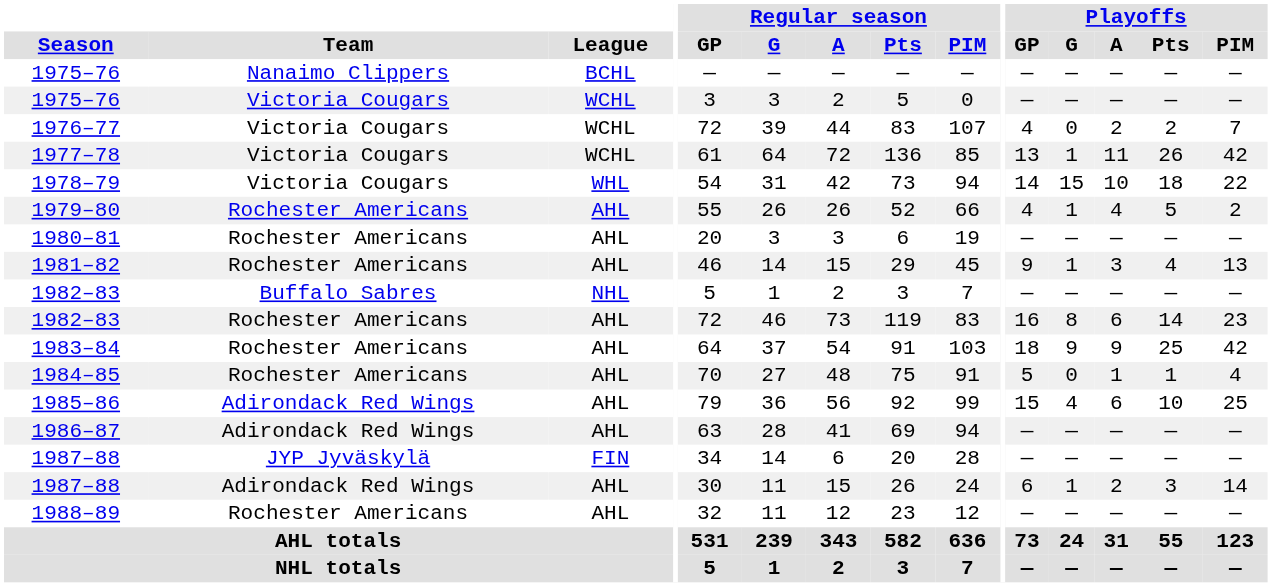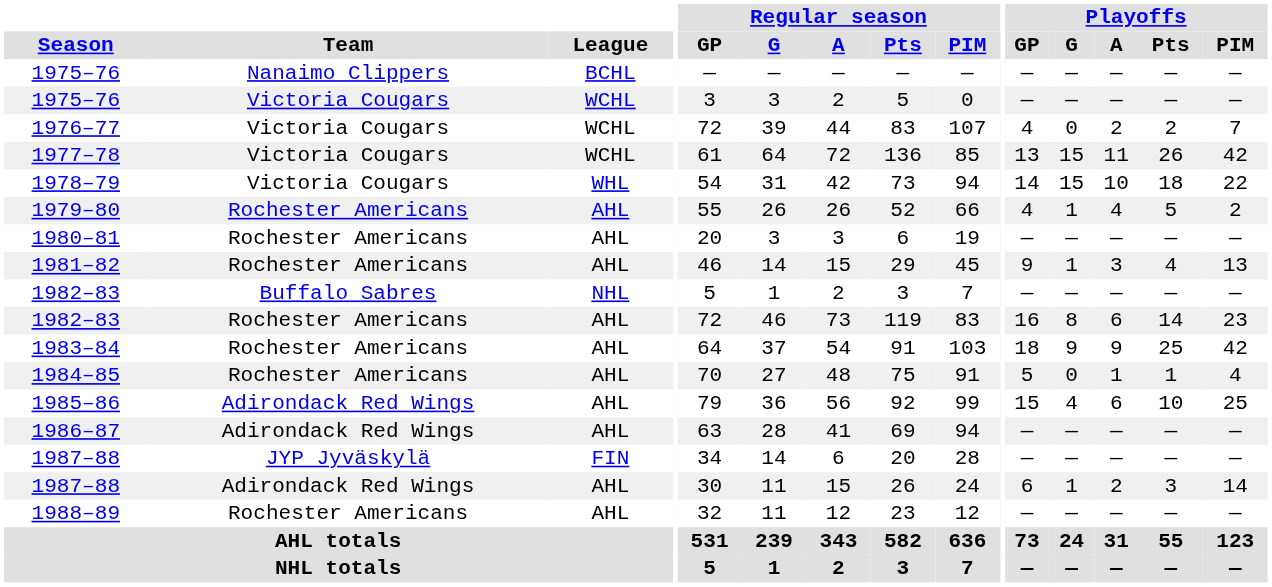(1072, 155) 1 -> (1072, 155) 15
